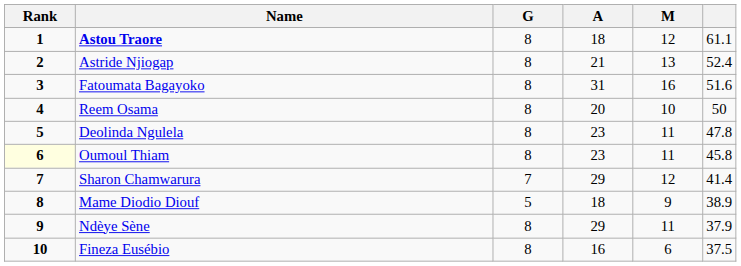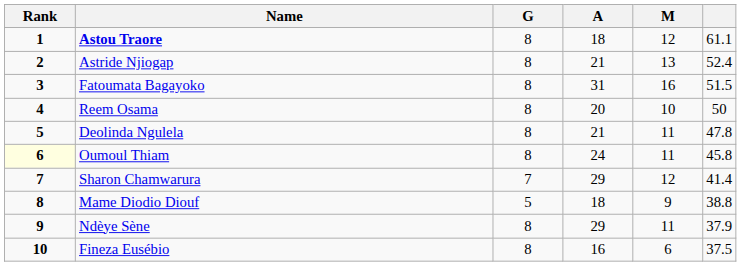(719, 86) 51.6 -> (719, 86) 51.5
(598, 132) 23 -> (598, 132) 21
(598, 156) 23 -> (598, 156) 24
(719, 202) 38.9 -> (719, 202) 38.8
